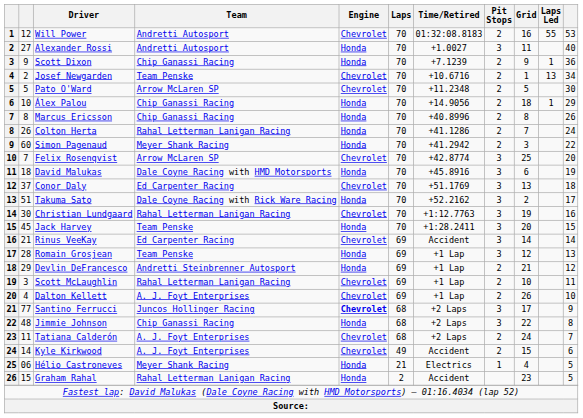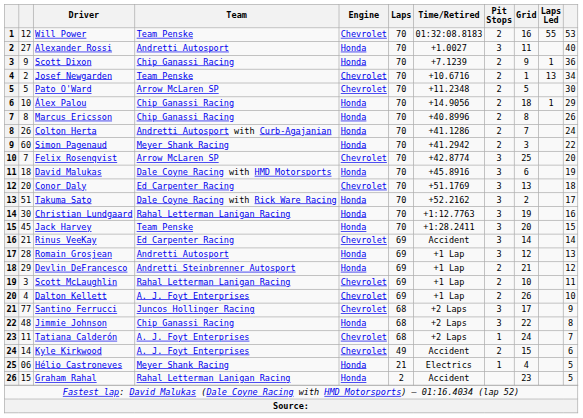(183, 35) Andretti Autosport -> (165, 35) Team Penske
(214, 131) Rahal Letterman Lanigan Racing -> (234, 131) Andretti Autosport with Curb-Agajanian
(26, 186) 37 -> (26, 186) 20
(364, 214) Chevrolet -> (354, 214) Honda
(165, 255) Team Penske -> (183, 255) Andretti Autosport
(364, 310) bold -> (364, 310) normal
(499, 338) 2 -> (499, 338) 1
